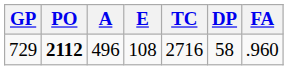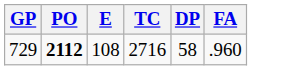- column: (106, 19)
